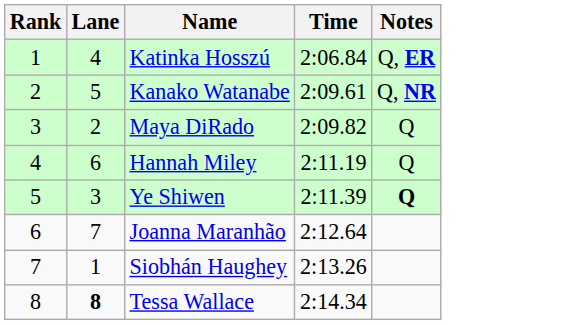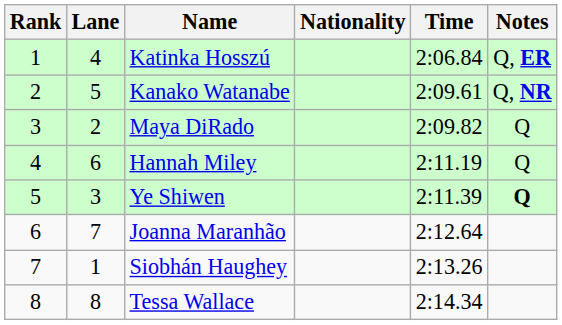+ column: (353, 22)
(95, 302) bold -> (95, 302) normal
